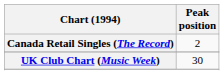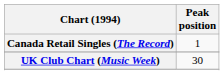(198, 43) 2 -> (198, 43) 1
